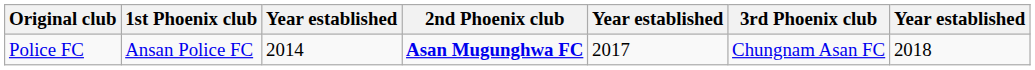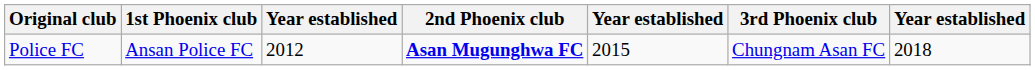(285, 49) 2014 -> (285, 49) 2012
(611, 49) 2017 -> (611, 49) 2015
